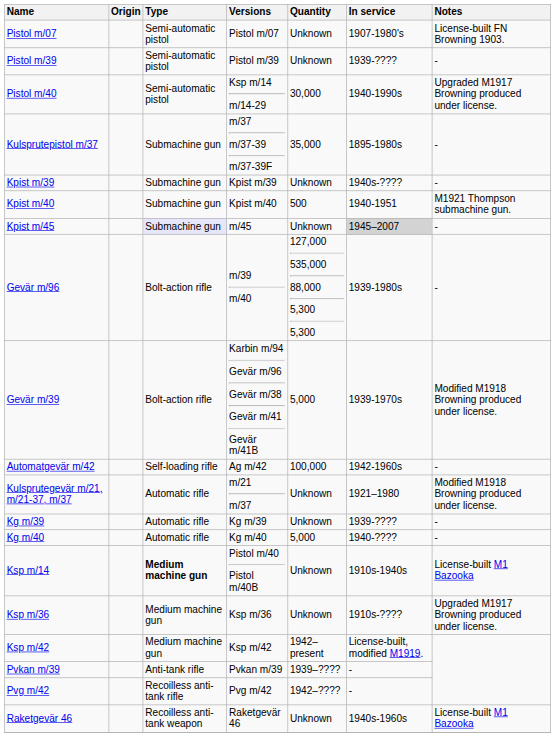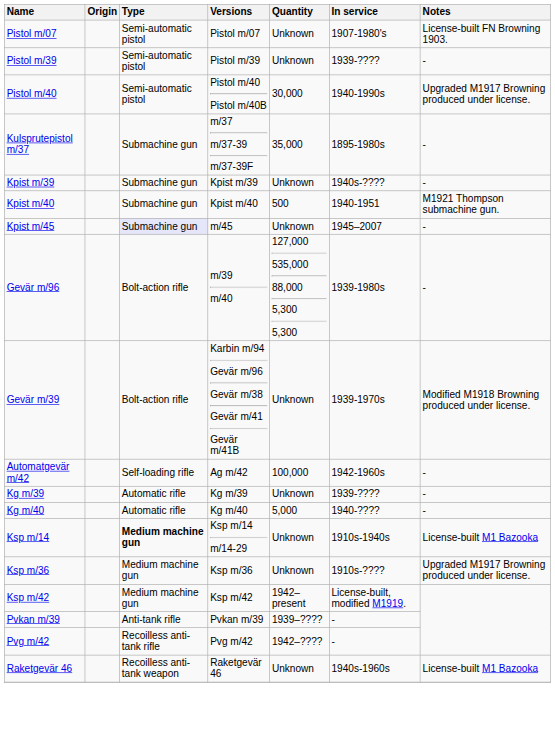(257, 94) Ksp m/14 m/14-29 -> (239, 94) Pistol m/40 Pistol m/40B
(374, 226) lightgrey background -> (357, 226) no background
(303, 400) 5,000 -> (293, 400) Unknown
- row: (55, 494)
(257, 570) Pistol m/40 Pistol m/40B -> (239, 537) Ksp m/14 m/14-29
